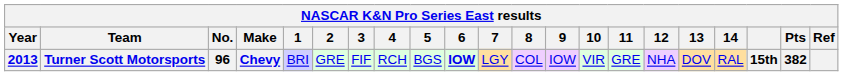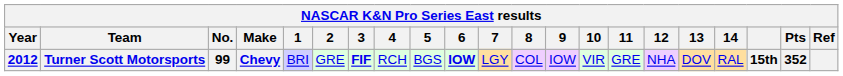(23, 60) 2013 -> (23, 60) 2012
(223, 60) 96 -> (223, 60) 99
(361, 60) normal -> (361, 60) bold
(795, 60) 382 -> (795, 60) 352
